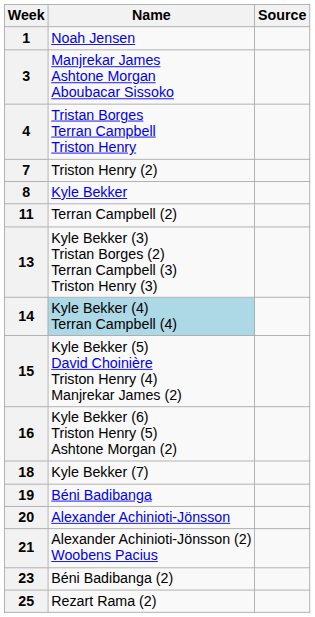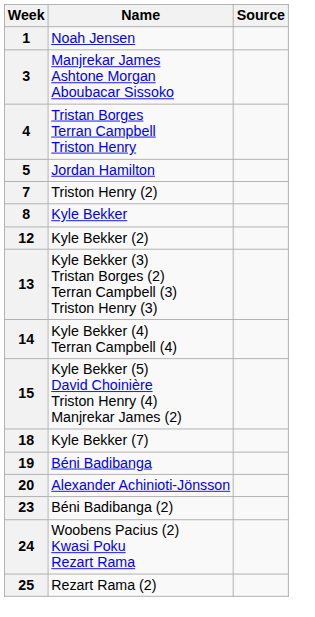+ row: (26, 170)
- row: (26, 215)
+ row: (26, 237)
(114, 316) lightblue background -> (114, 339) no background
- row: (26, 433)
- row: (26, 548)
+ row: (26, 546)
